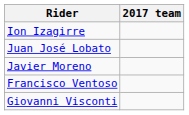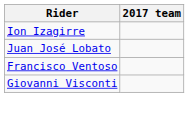- row: (49, 66)
